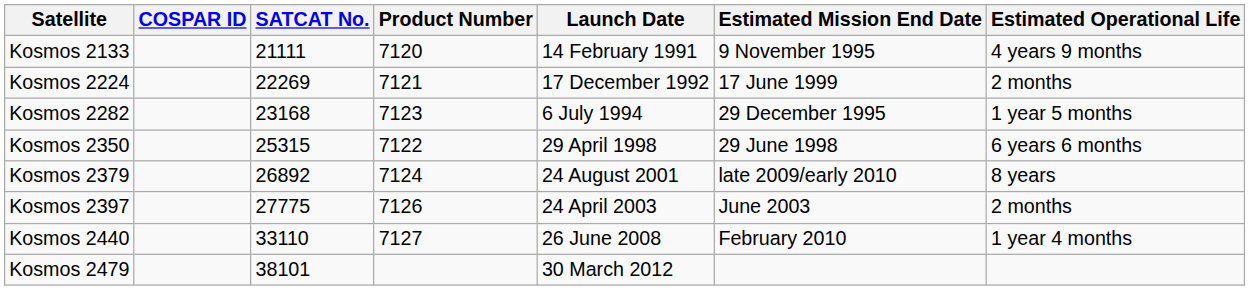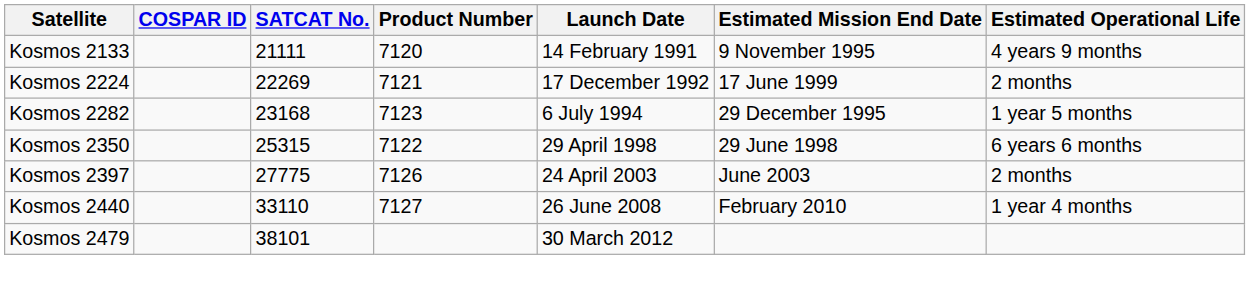- row: (69, 176)
